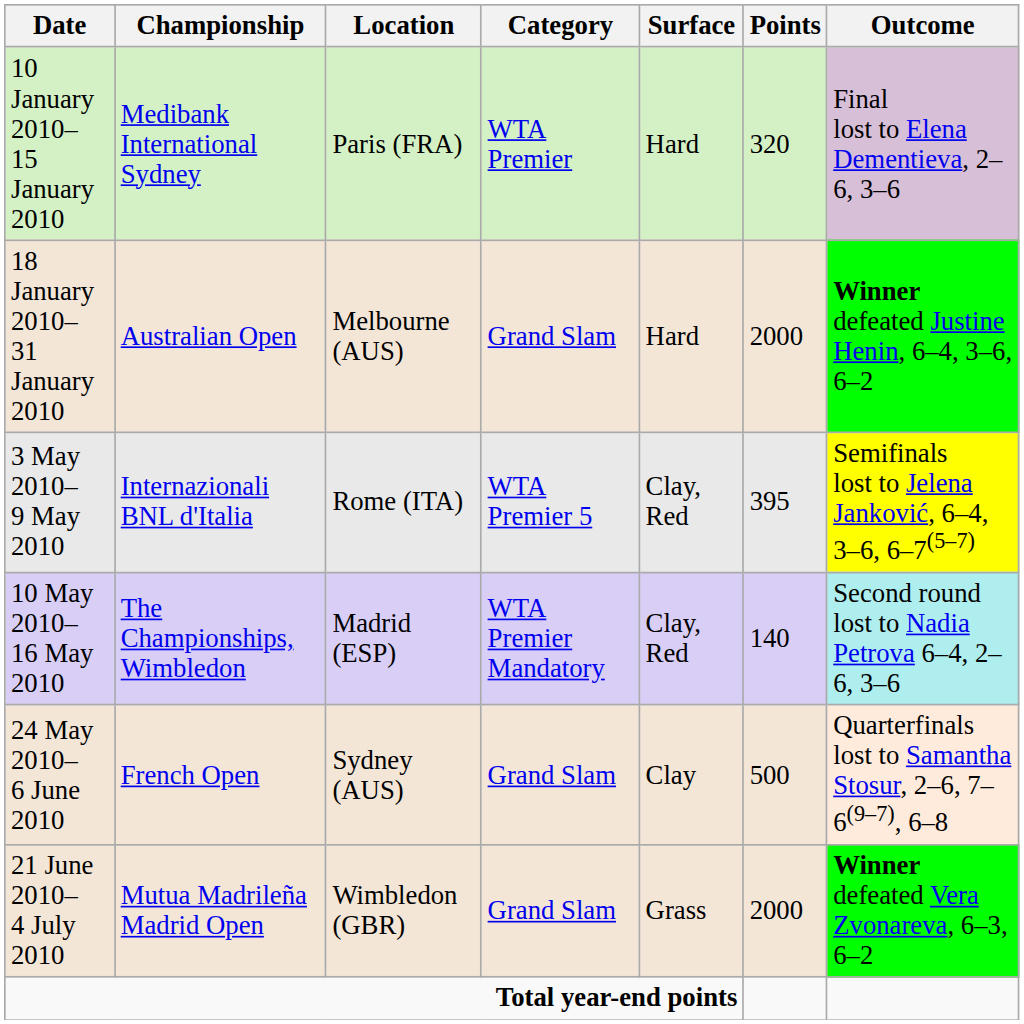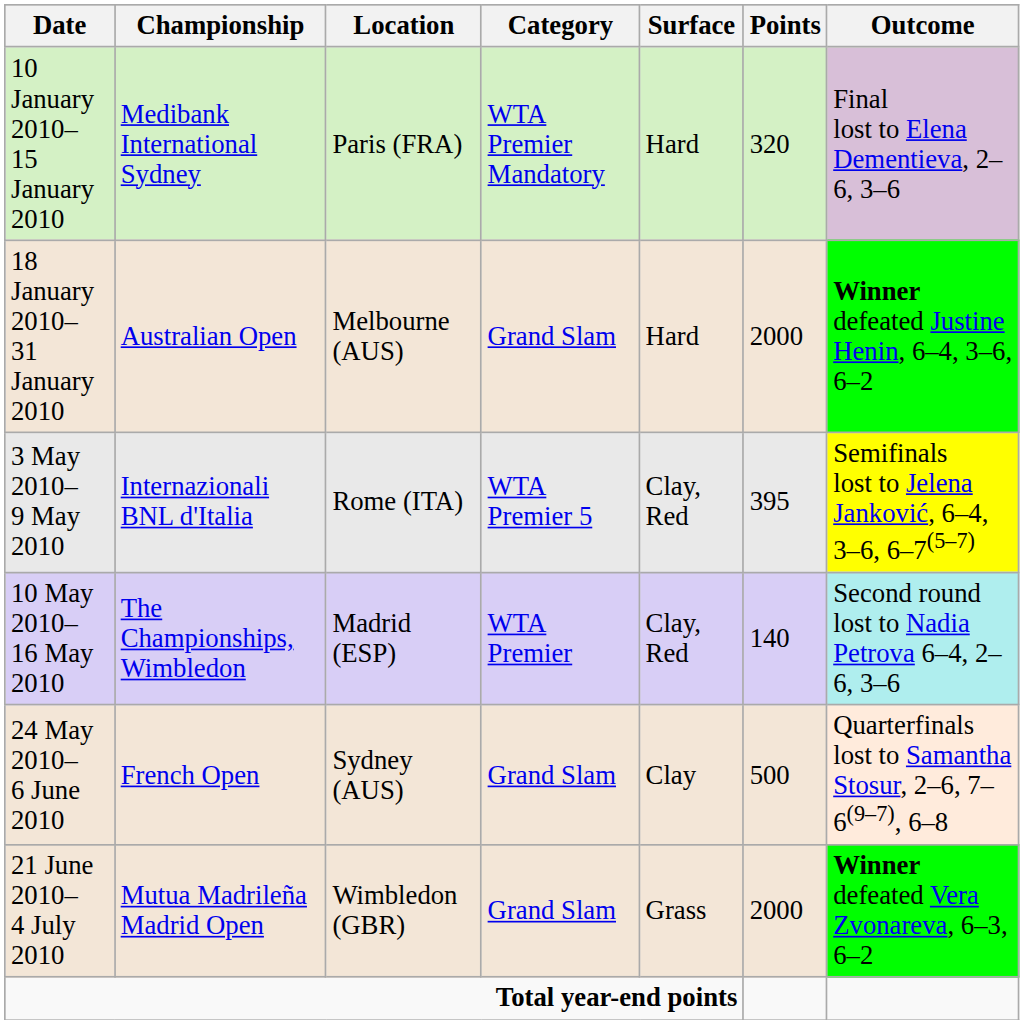(530, 143) WTA Premier -> (546, 143) WTA Premier Mandatory
(546, 638) WTA Premier Mandatory -> (530, 638) WTA Premier
